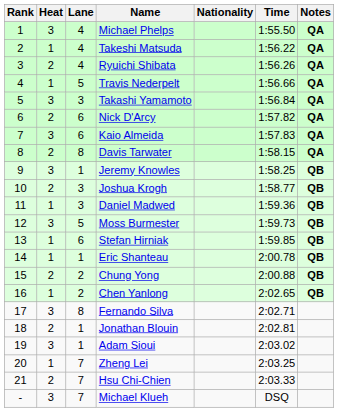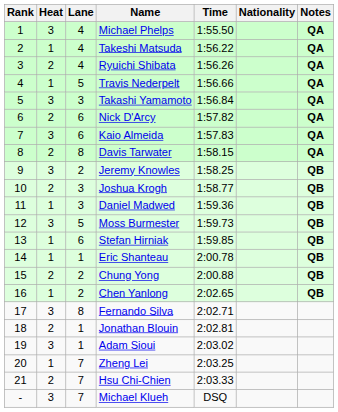columns swapped: (225, 13) <-> (277, 13)
(81, 170) 1 -> (81, 170) 2
